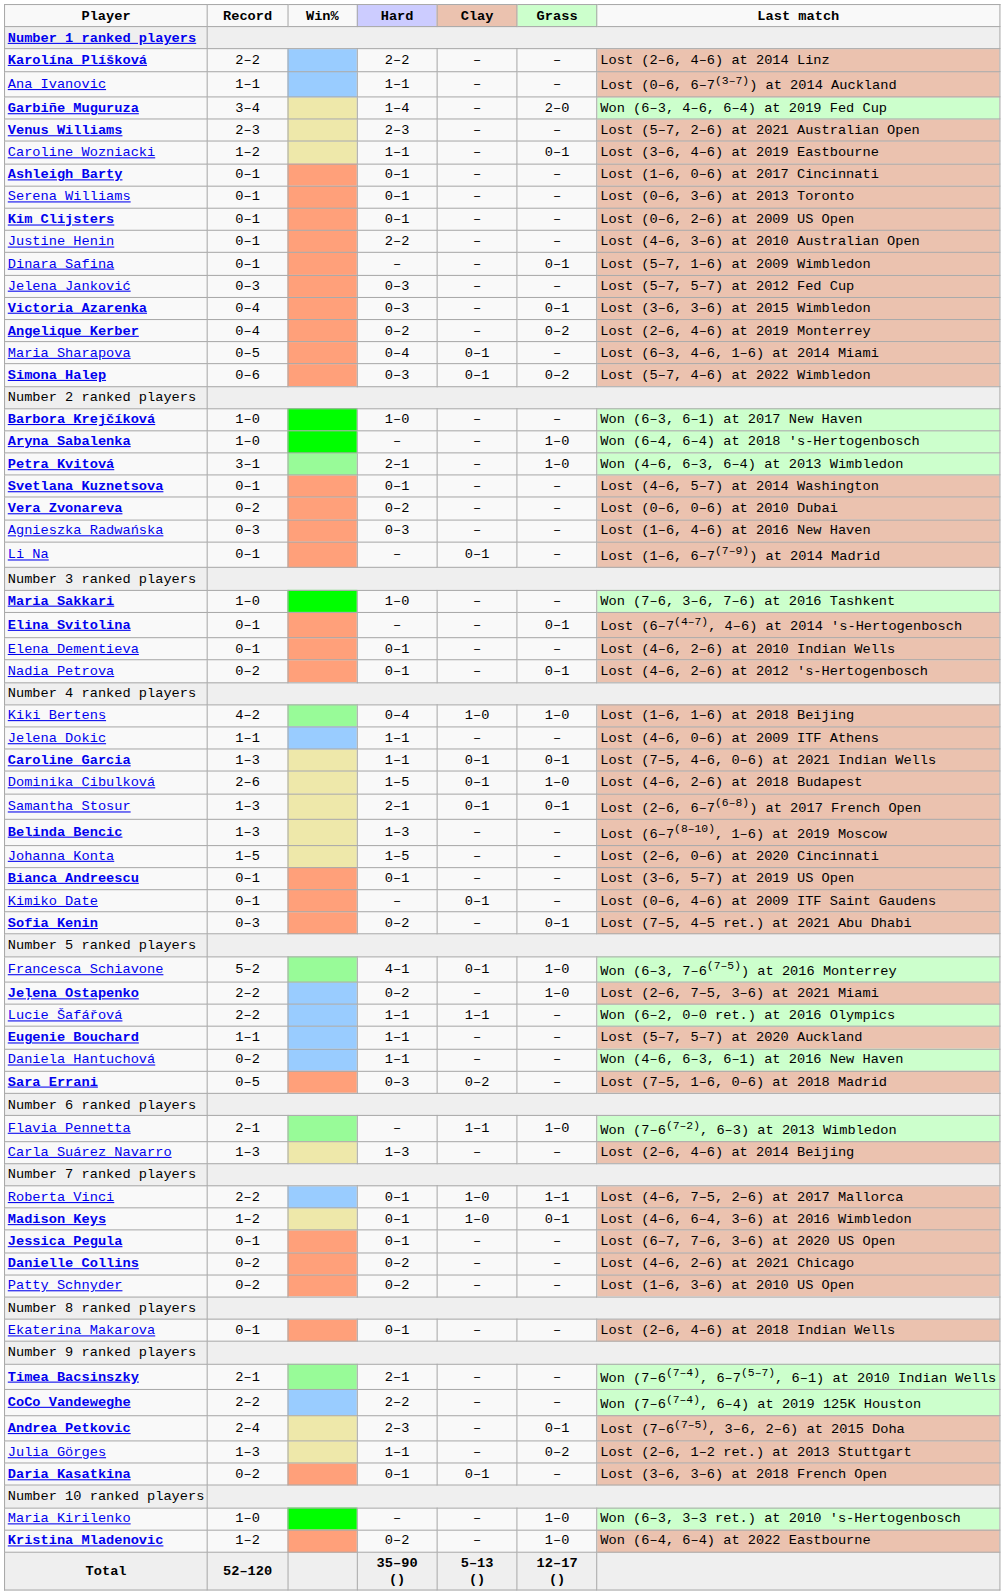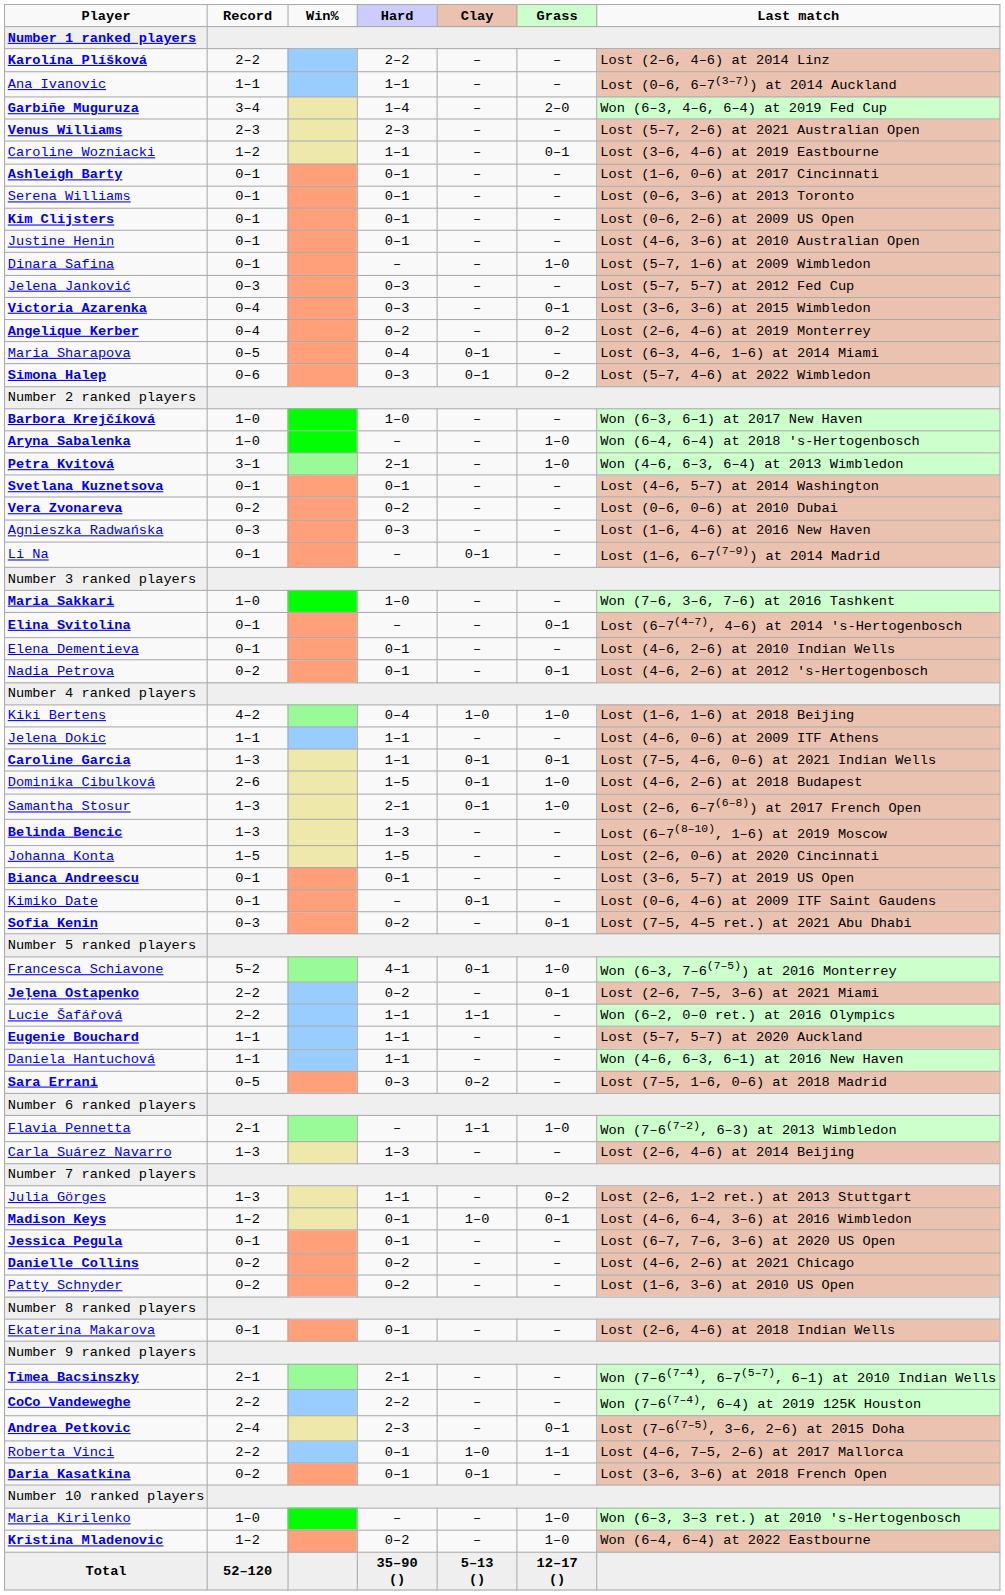(397, 242) 2–2 -> (397, 242) 0–1
(557, 264) 0–1 -> (557, 264) 1–0
(557, 807) 0–1 -> (557, 807) 1–0
(557, 993) 1–0 -> (557, 993) 0–1
(248, 1060) 0–2 -> (248, 1060) 1–1
rows swapped: (61, 1197) <-> (57, 1452)
